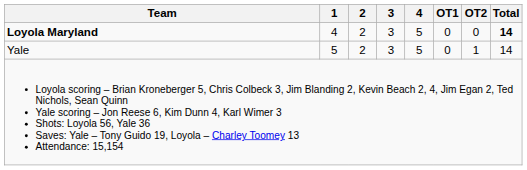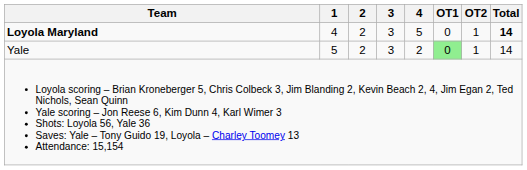(476, 31) 0 -> (476, 31) 1
(419, 50) 5 -> (419, 50) 2
(448, 50) no background -> (448, 50) lightgreen background
